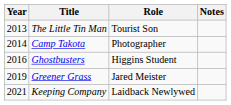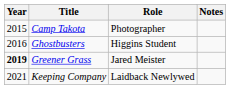- row: (69, 28)
(17, 44) 2014 -> (17, 28) 2015
(17, 76) normal -> (17, 60) bold
